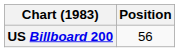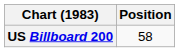(145, 36) 56 -> (145, 36) 58
